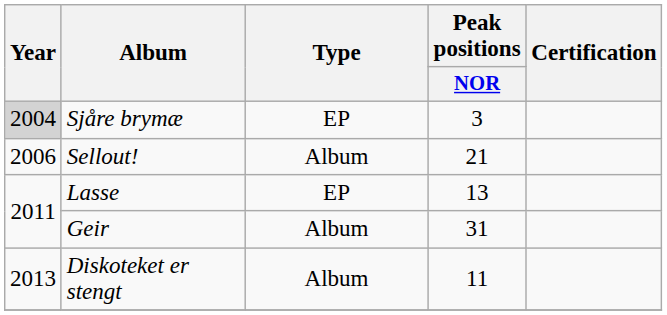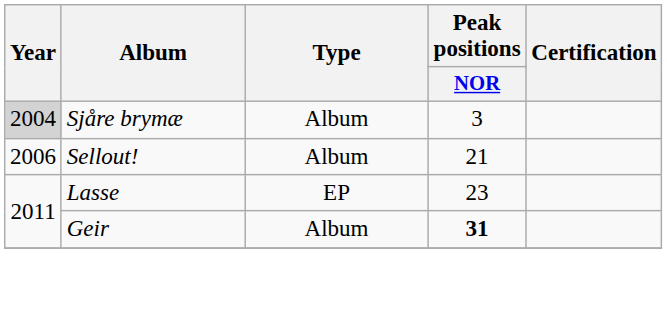(337, 119) EP -> (337, 119) Album
(477, 192) 13 -> (477, 192) 23
(477, 229) normal -> (477, 229) bold
- row: (128, 278)
